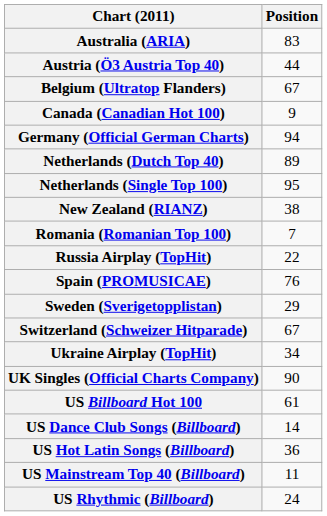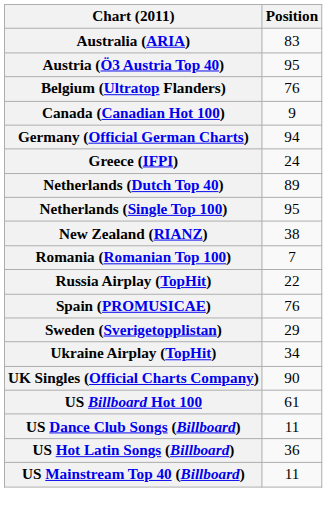(292, 64) 44 -> (292, 64) 95
(292, 88) 67 -> (292, 88) 76
+ row: (133, 161)
- row: (133, 329)
(292, 426) 14 -> (292, 426) 11
- row: (133, 498)
